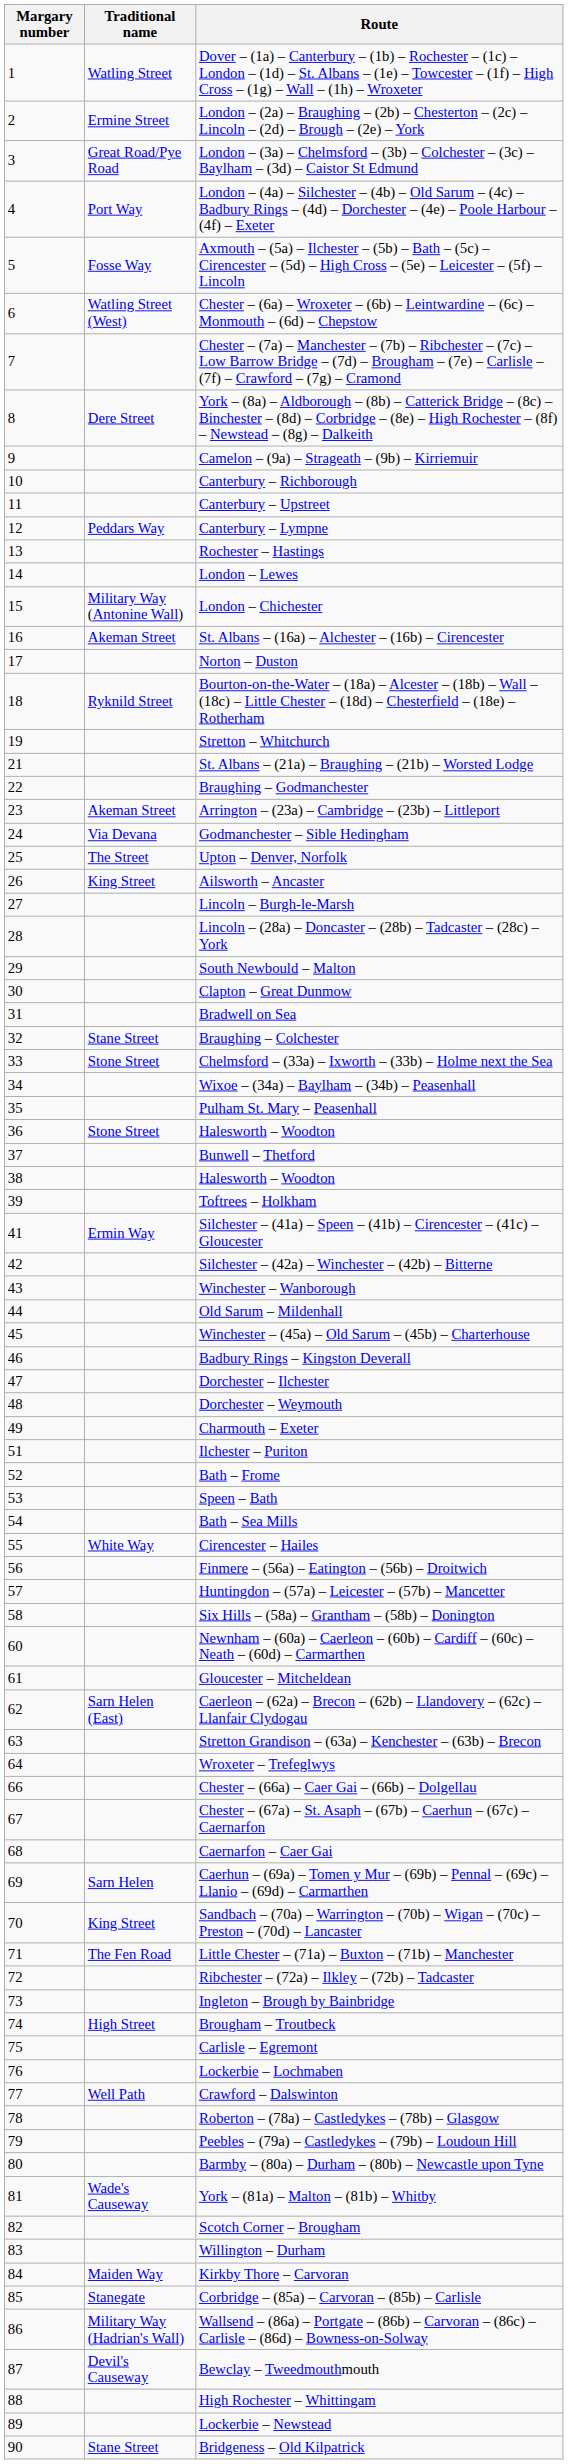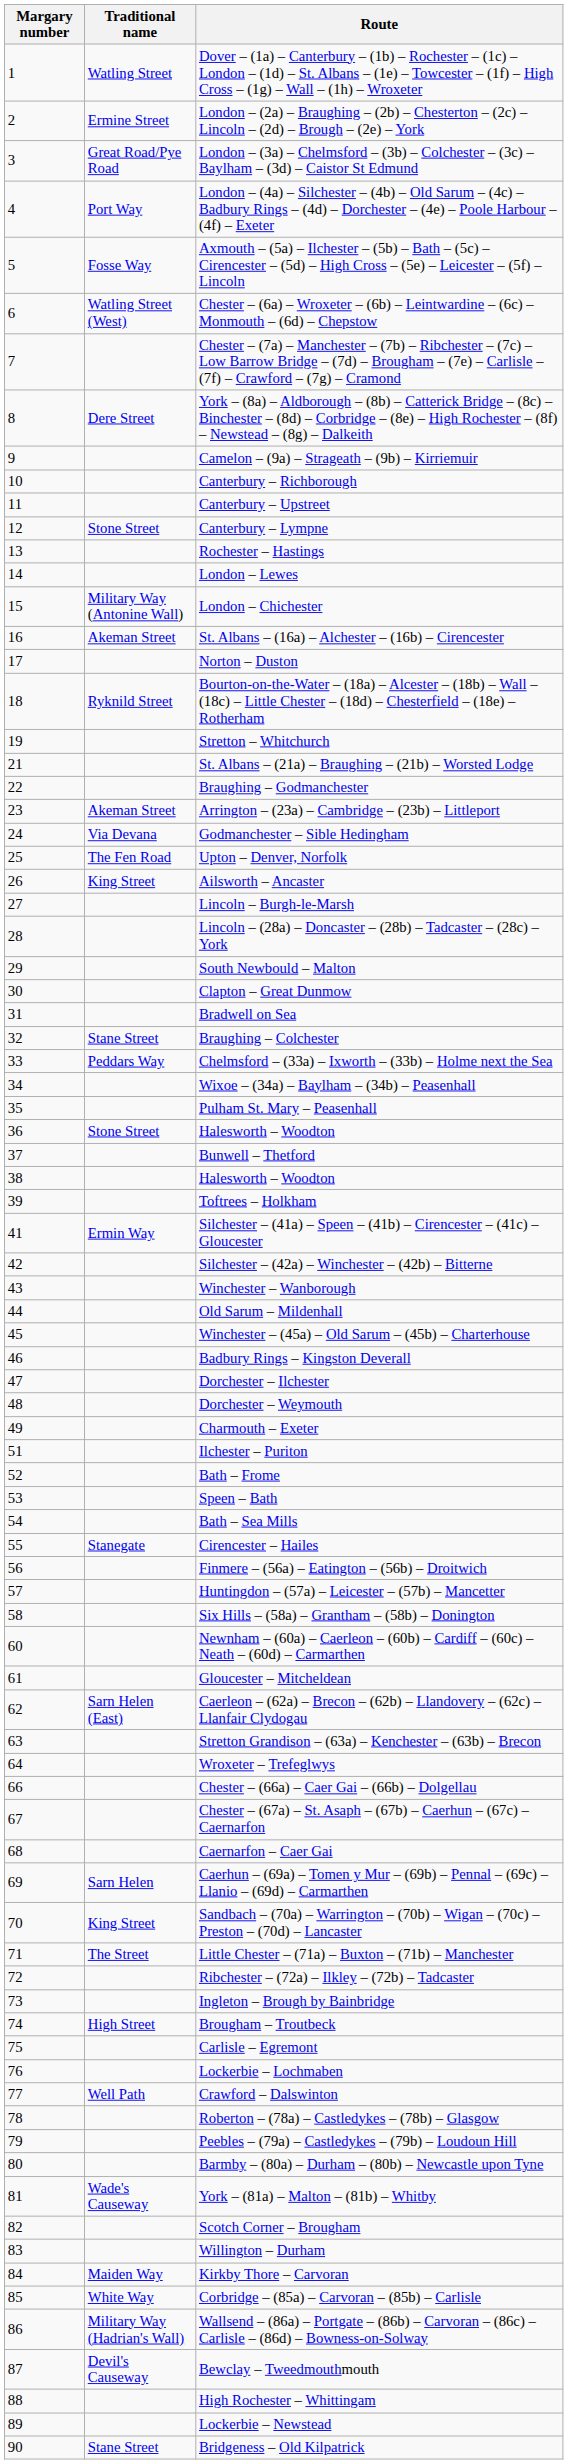(126, 528) Peddars Way -> (124, 528) Stone Street
(118, 857) The Street -> (129, 857) The Fen Road
(124, 1061) Stone Street -> (126, 1061) Peddars Way
(121, 1544) White Way -> (116, 1544) Stanegate
(129, 1954) The Fen Road -> (118, 1954) The Street
(116, 2297) Stanegate -> (121, 2297) White Way
